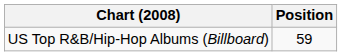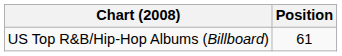(304, 39) 59 -> (304, 39) 61
